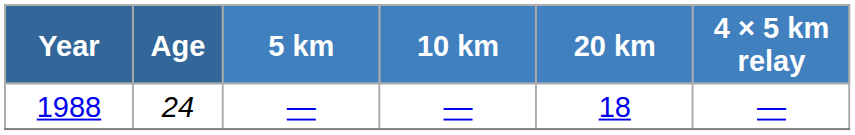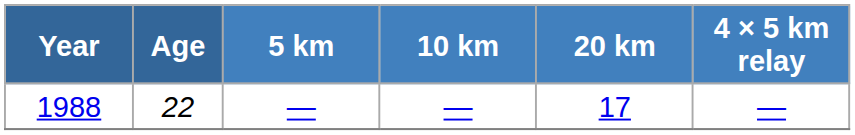(178, 107) 24 -> (178, 107) 22
(615, 107) 18 -> (615, 107) 17
